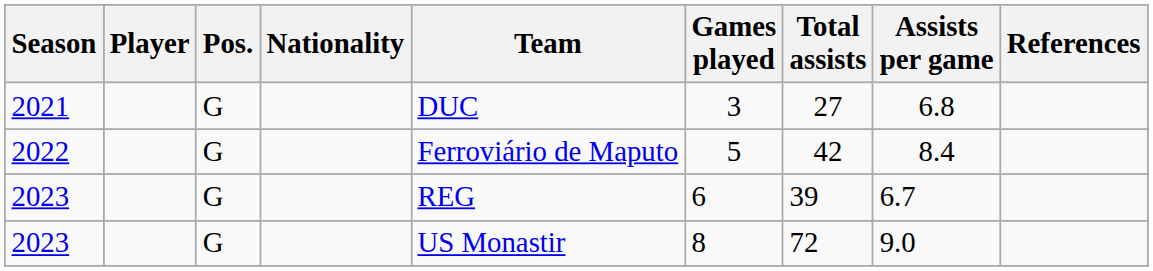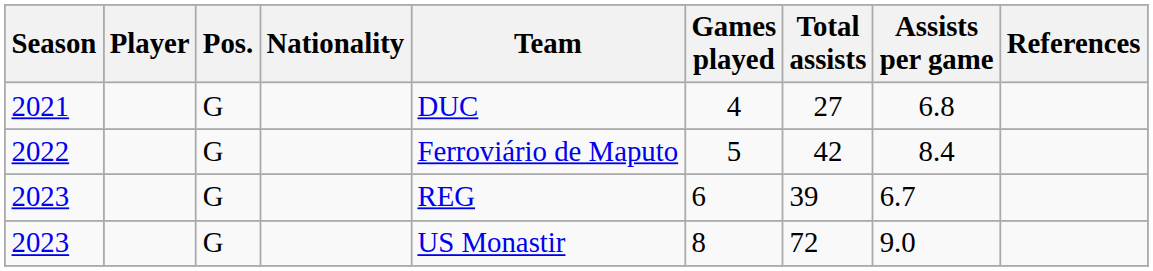(734, 105) 3 -> (734, 105) 4
